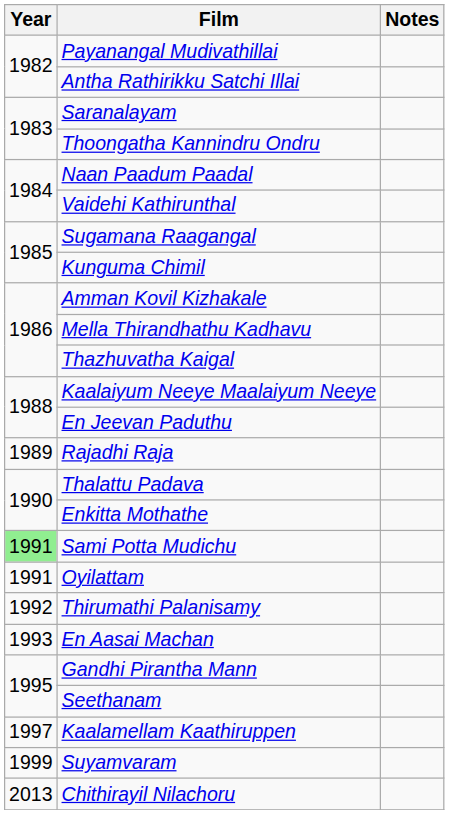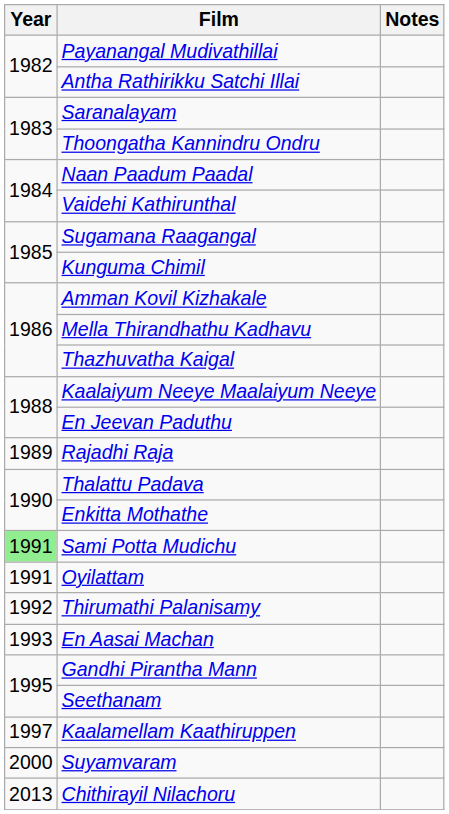(31, 762) 1999 -> (31, 762) 2000
